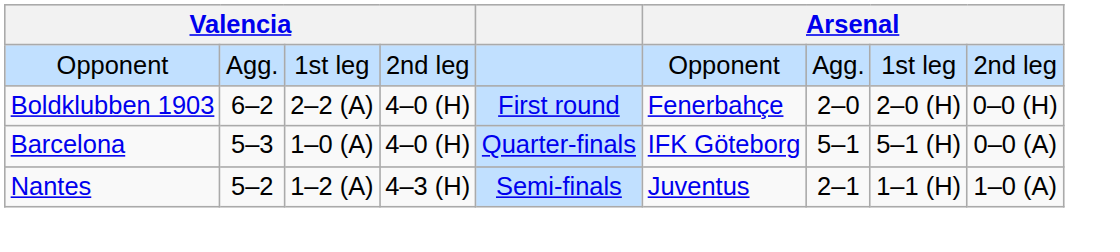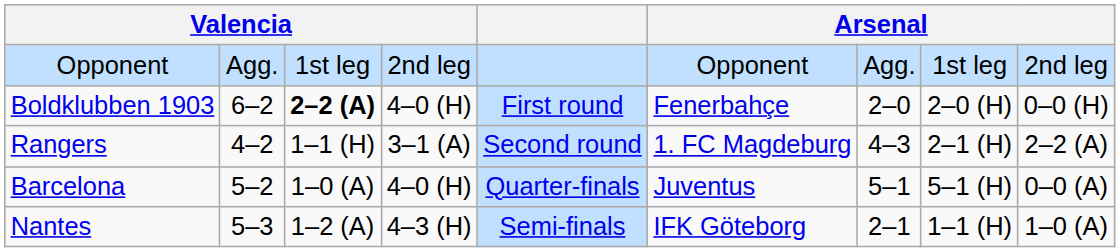(332, 105) normal -> (333, 105) bold
+ row: (59, 145)
(252, 145) 5–3 -> (252, 186) 5–2
(724, 145) IFK Göteborg -> (704, 186) Juventus
(252, 186) 5–2 -> (252, 226) 5–3
(699, 186) Juventus -> (730, 226) IFK Göteborg
